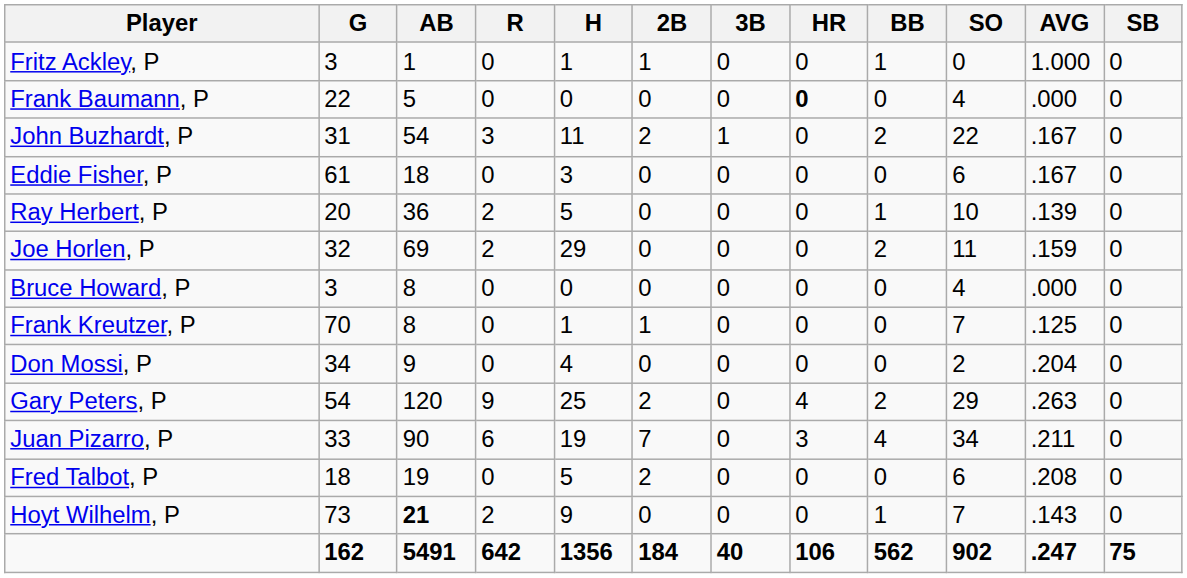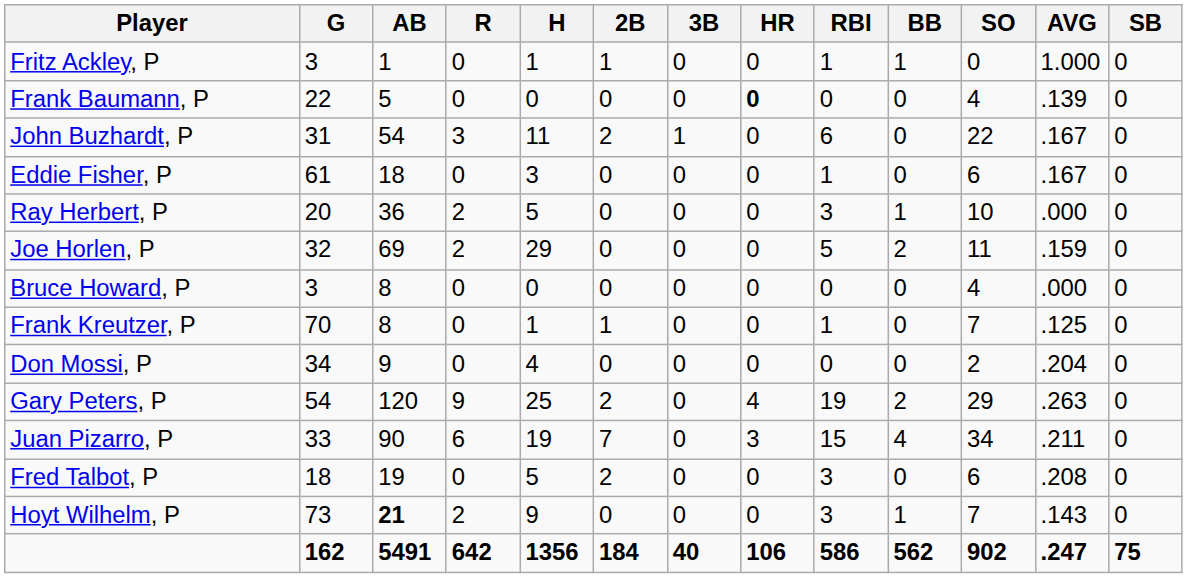+ column: (851, 23)
(1054, 99) .000 -> (1064, 99) .139
(880, 136) 2 -> (900, 136) 0
(1054, 212) .139 -> (1064, 212) .000
